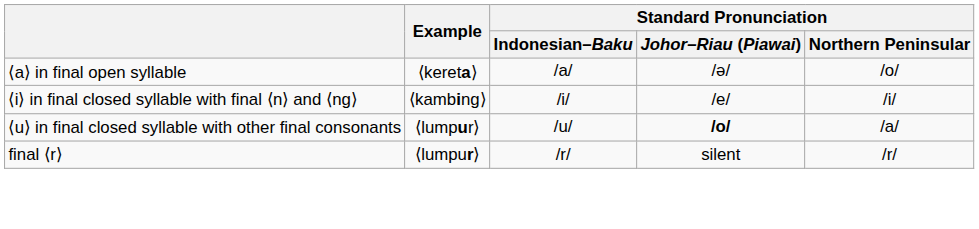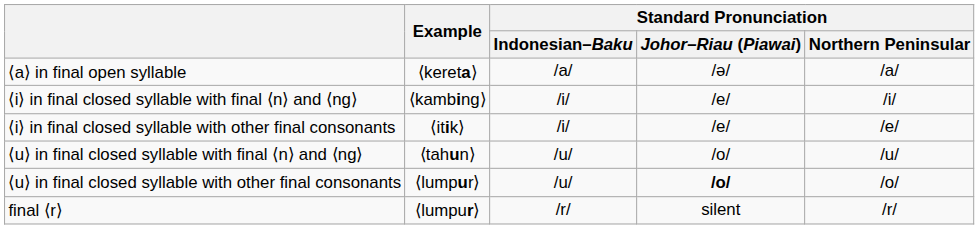(890, 71) /o/ -> (890, 71) /a/
+ row: (202, 127)
+ row: (186, 155)
(890, 127) /a/ -> (890, 182) /o/
